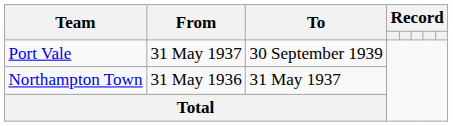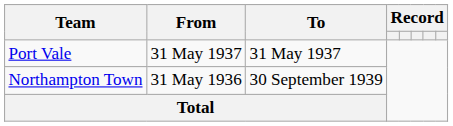(316, 53) 30 September 1939 -> (295, 53) 31 May 1937
(295, 80) 31 May 1937 -> (316, 80) 30 September 1939
